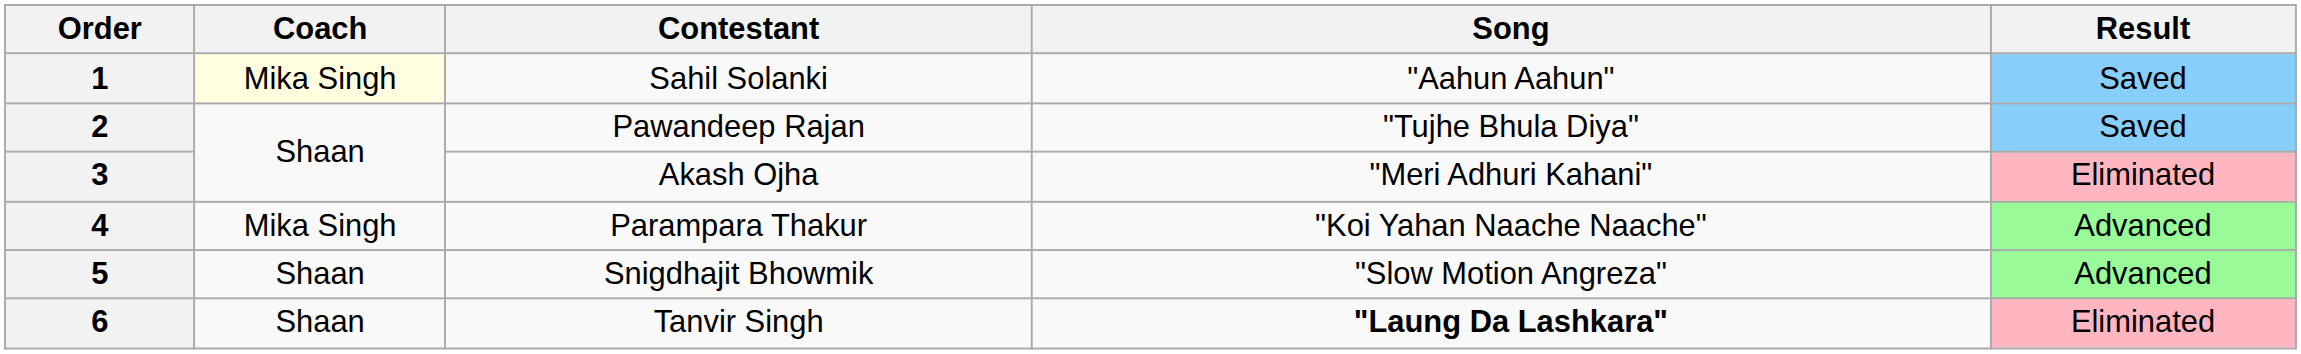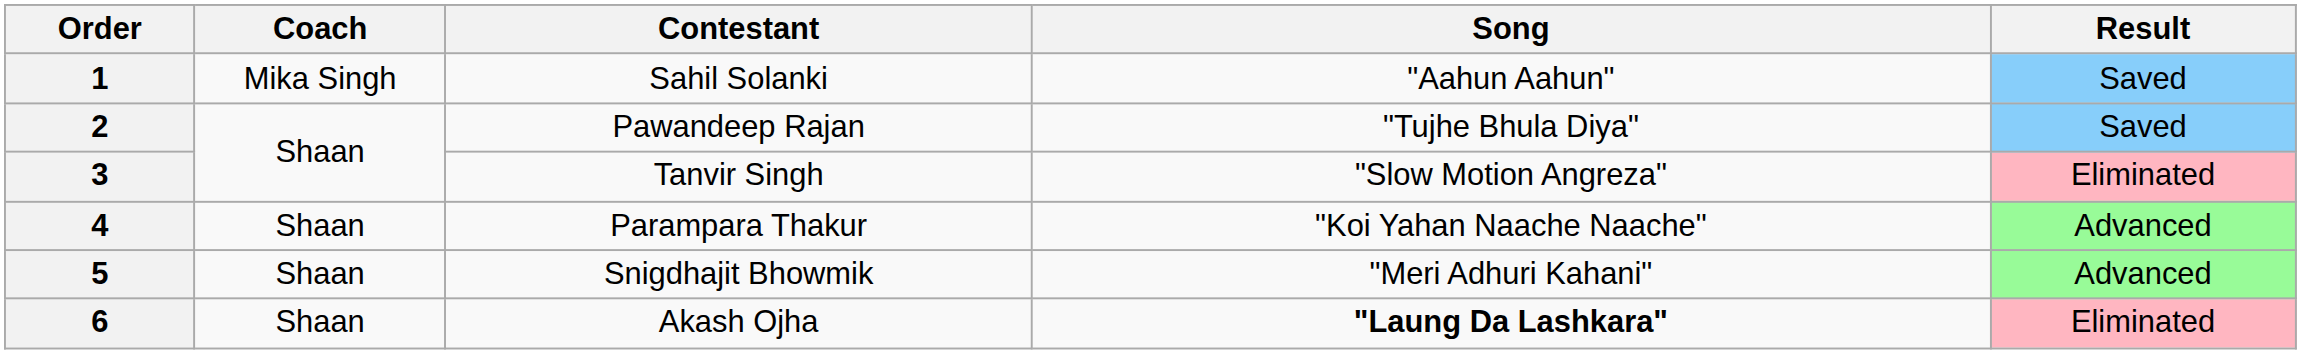(320, 77) lightyellow background -> (320, 77) no background
(739, 175) Akash Ojha -> (739, 175) Tanvir Singh
(1511, 175) "Meri Adhuri Kahani" -> (1511, 175) "Slow Motion Angreza"
(320, 224) Mika Singh -> (320, 224) Shaan
(1511, 273) "Slow Motion Angreza" -> (1511, 273) "Meri Adhuri Kahani"
(739, 322) Tanvir Singh -> (739, 322) Akash Ojha
